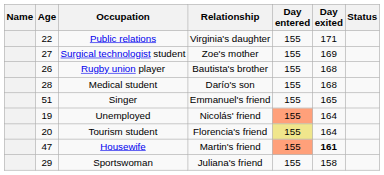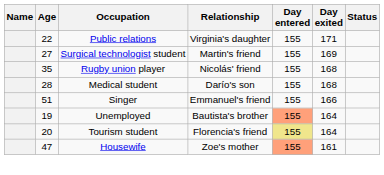(230, 54) Zoe's mother -> (230, 54) Martin's friend
(47, 69) 26 -> (47, 69) 35
(230, 69) Bautista's brother -> (230, 69) Nicolás' friend
(329, 100) 165 -> (329, 100) 166
(230, 116) Nicolás' friend -> (230, 116) Bautista's brother
(230, 147) Martin's friend -> (230, 147) Zoe's mother
(329, 147) bold -> (329, 147) normal
- row: (123, 162)
